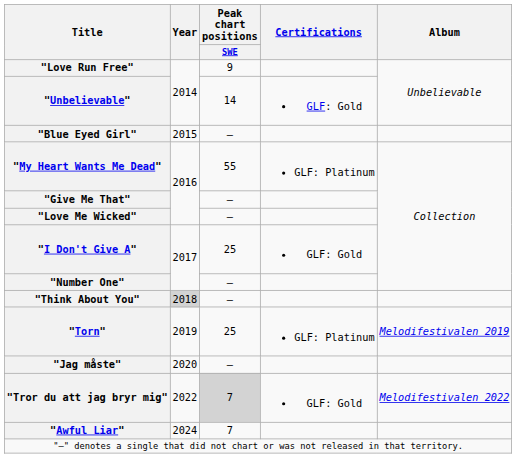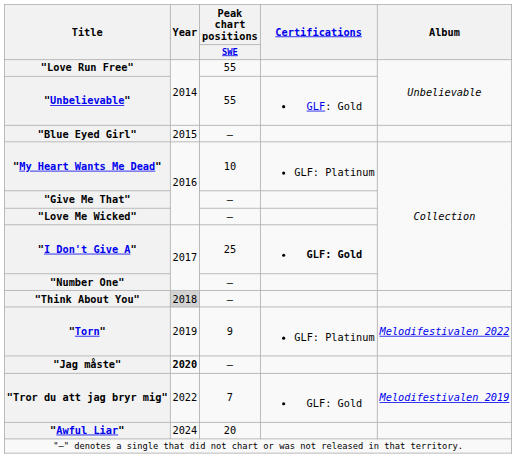(230, 68) 9 -> (230, 68) 55
(230, 101) 14 -> (230, 101) 55
(230, 167) 55 -> (230, 167) 10
(319, 255) normal -> (319, 255) bold
(230, 332) 25 -> (230, 332) 9
(444, 332) Melodifestivalen 2019 -> (444, 332) Melodifestivalen 2022
(185, 365) normal -> (185, 365) bold
(230, 398) lightgrey background -> (230, 398) no background
(444, 398) Melodifestivalen 2022 -> (444, 398) Melodifestivalen 2019
(230, 431) 7 -> (230, 431) 20
